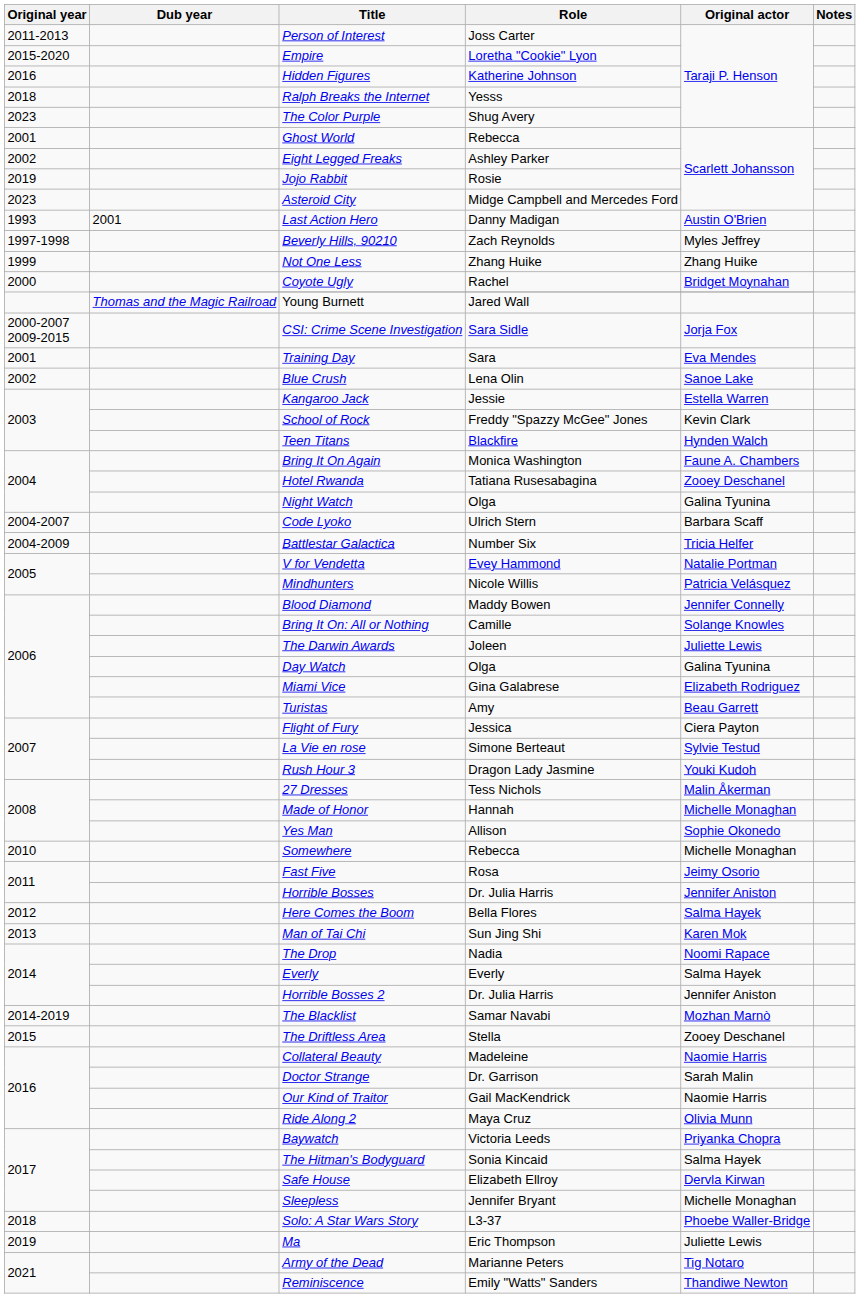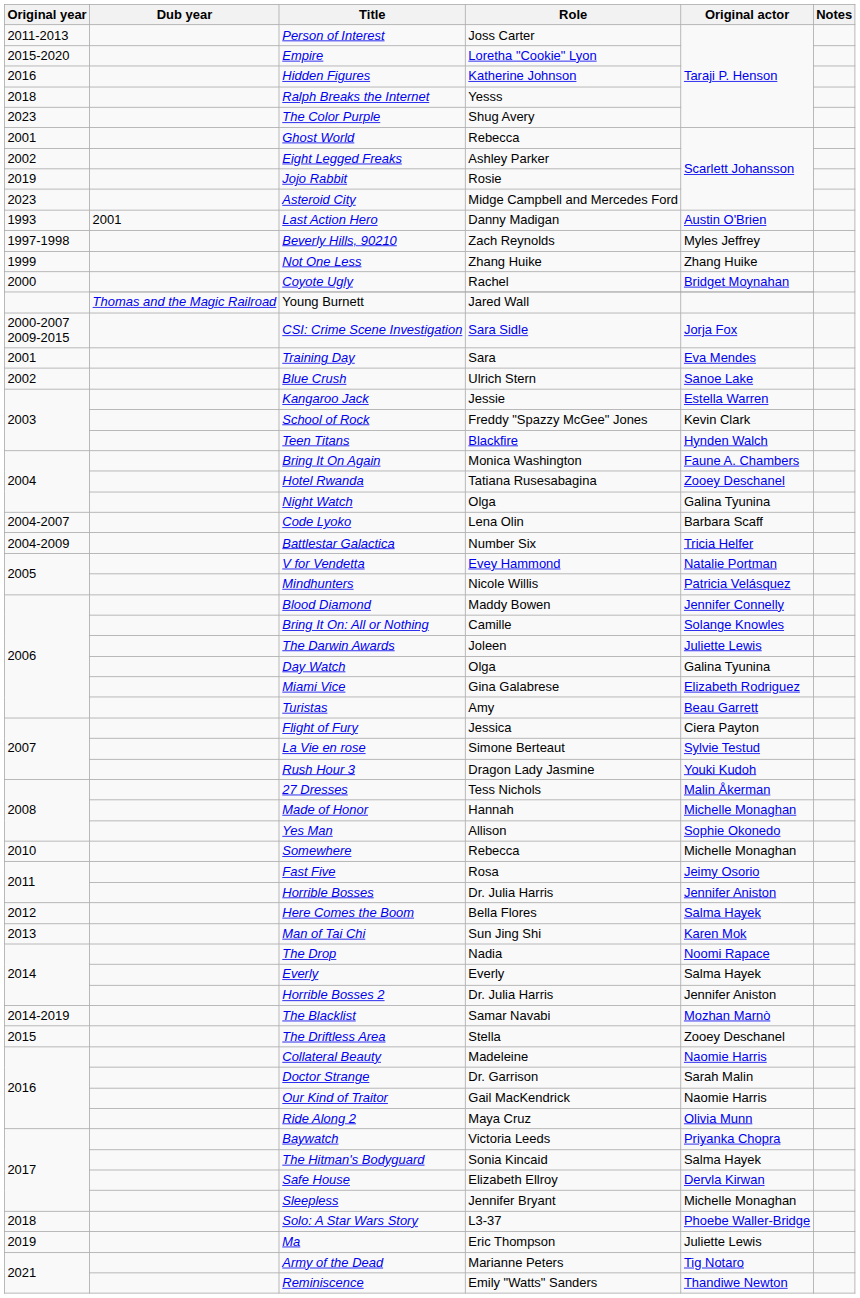(496, 378) Lena Olin -> (502, 378) Ulrich Stern
(502, 522) Ulrich Stern -> (496, 522) Lena Olin
